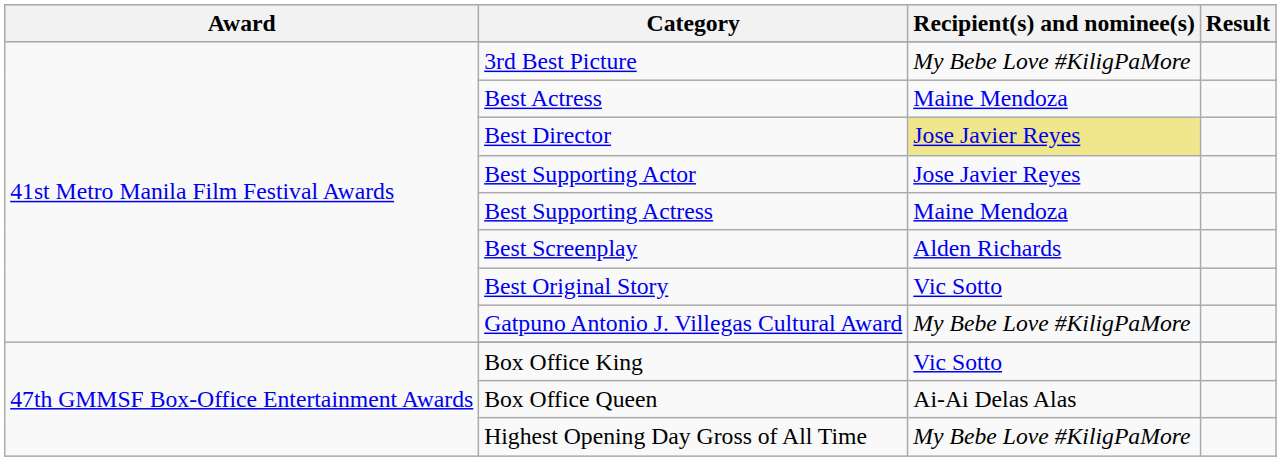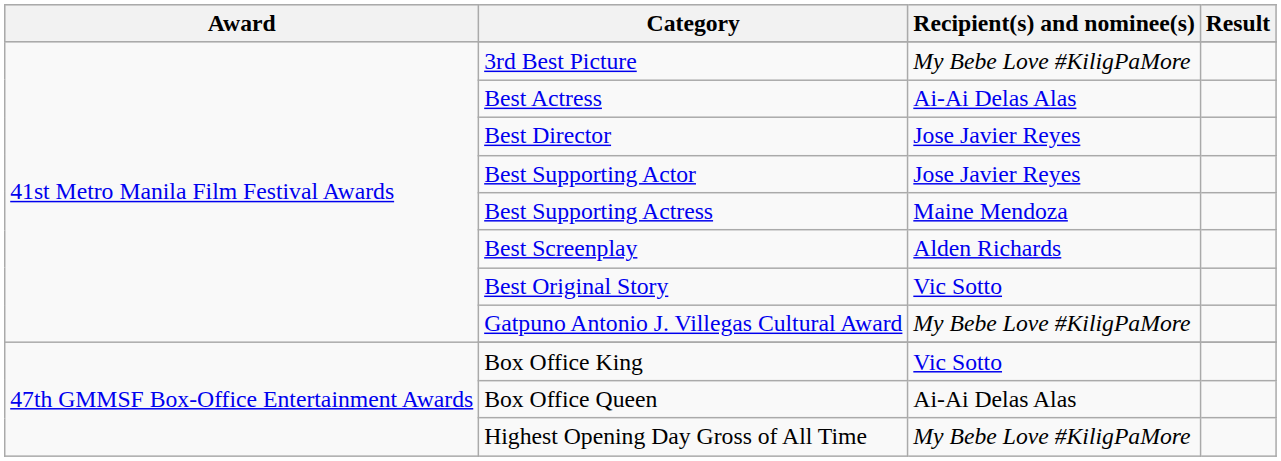(991, 98) Maine Mendoza -> (995, 98) Ai-Ai Delas Alas
(997, 135) khaki background -> (997, 135) no background
